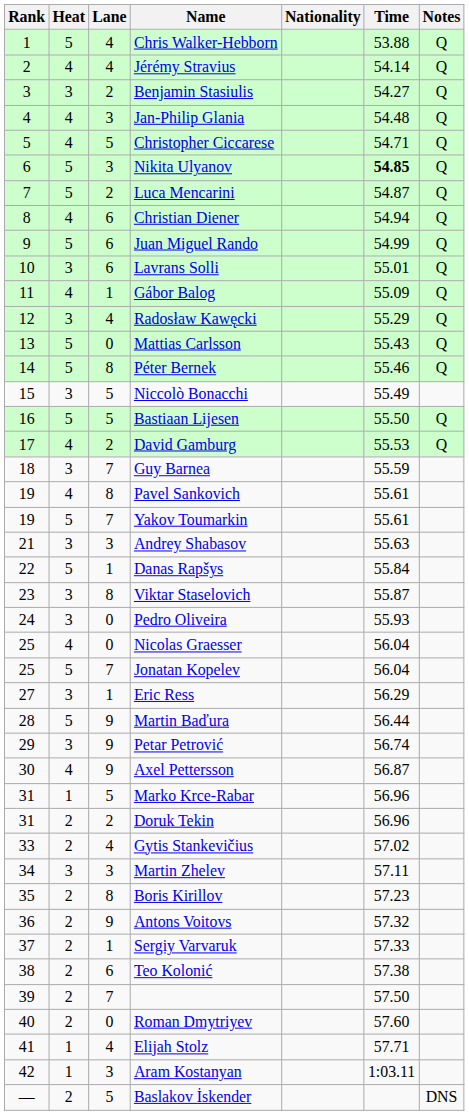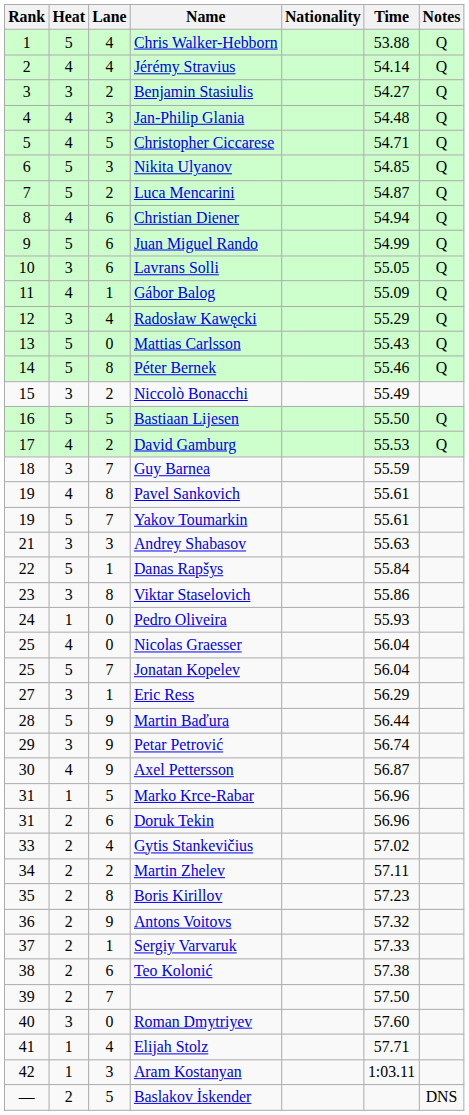(392, 167) bold -> (392, 167) normal
(392, 268) 55.01 -> (392, 268) 55.05
(109, 393) 5 -> (109, 393) 2
(392, 594) 55.87 -> (392, 594) 55.86
(69, 619) 3 -> (69, 619) 1
(109, 820) 2 -> (109, 820) 6
(69, 871) 3 -> (69, 871) 2
(109, 871) 3 -> (109, 871) 2
(69, 1021) 2 -> (69, 1021) 3
